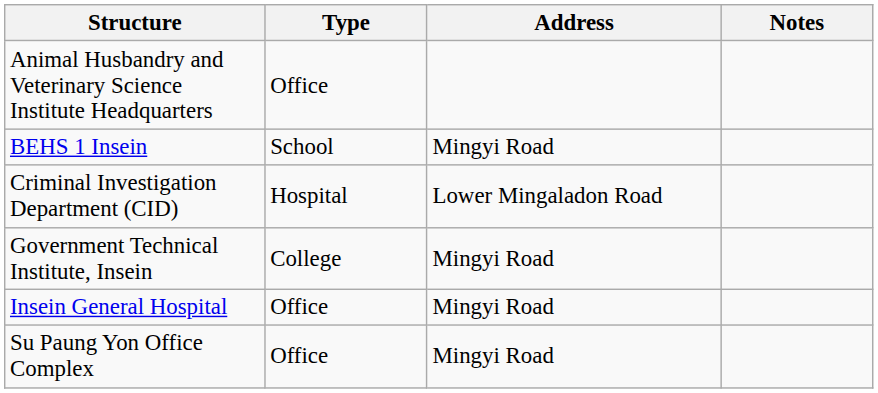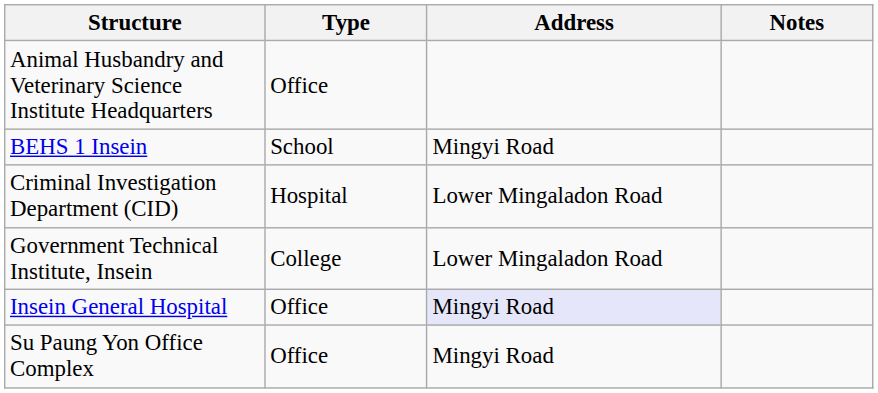(493, 257) Mingyi Road -> (547, 257) Lower Mingaladon Road
(493, 307) no background -> (493, 307) lavender background
